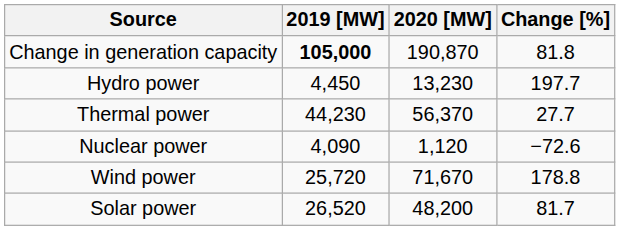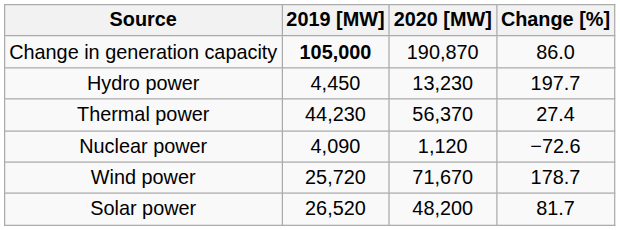(555, 51) 81.8 -> (555, 51) 86.0
(555, 114) 27.7 -> (555, 114) 27.4
(555, 177) 178.8 -> (555, 177) 178.7
